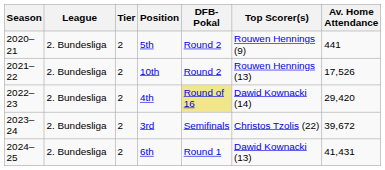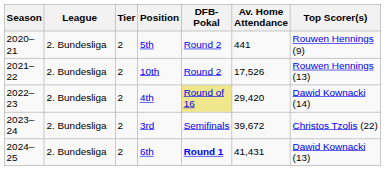columns swapped: (351, 17) <-> (277, 17)
(202, 152) normal -> (204, 152) bold
